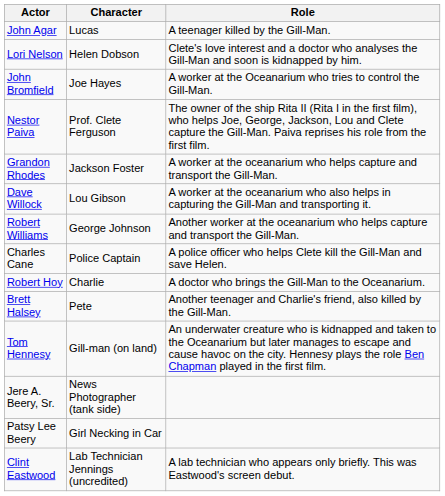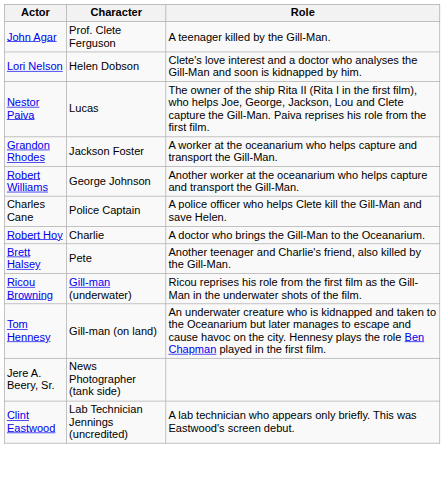(84, 30) Lucas -> (95, 36) Prof. Clete Ferguson
- row: (30, 84)
(95, 126) Prof. Clete Ferguson -> (84, 109) Lucas
- row: (24, 199)
+ row: (30, 288)
- row: (31, 433)
